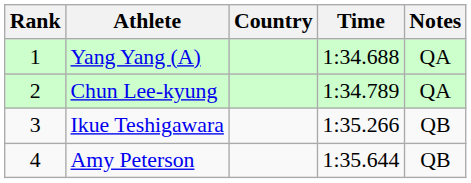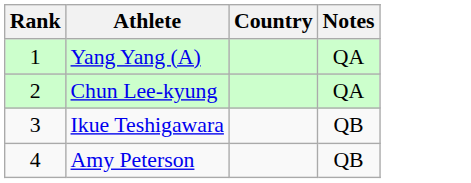- column: (361, 21)
